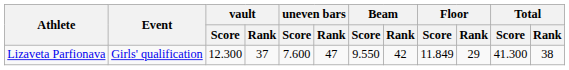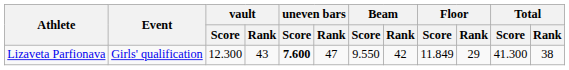(262, 55) 37 -> (262, 55) 43
(297, 55) normal -> (297, 55) bold
